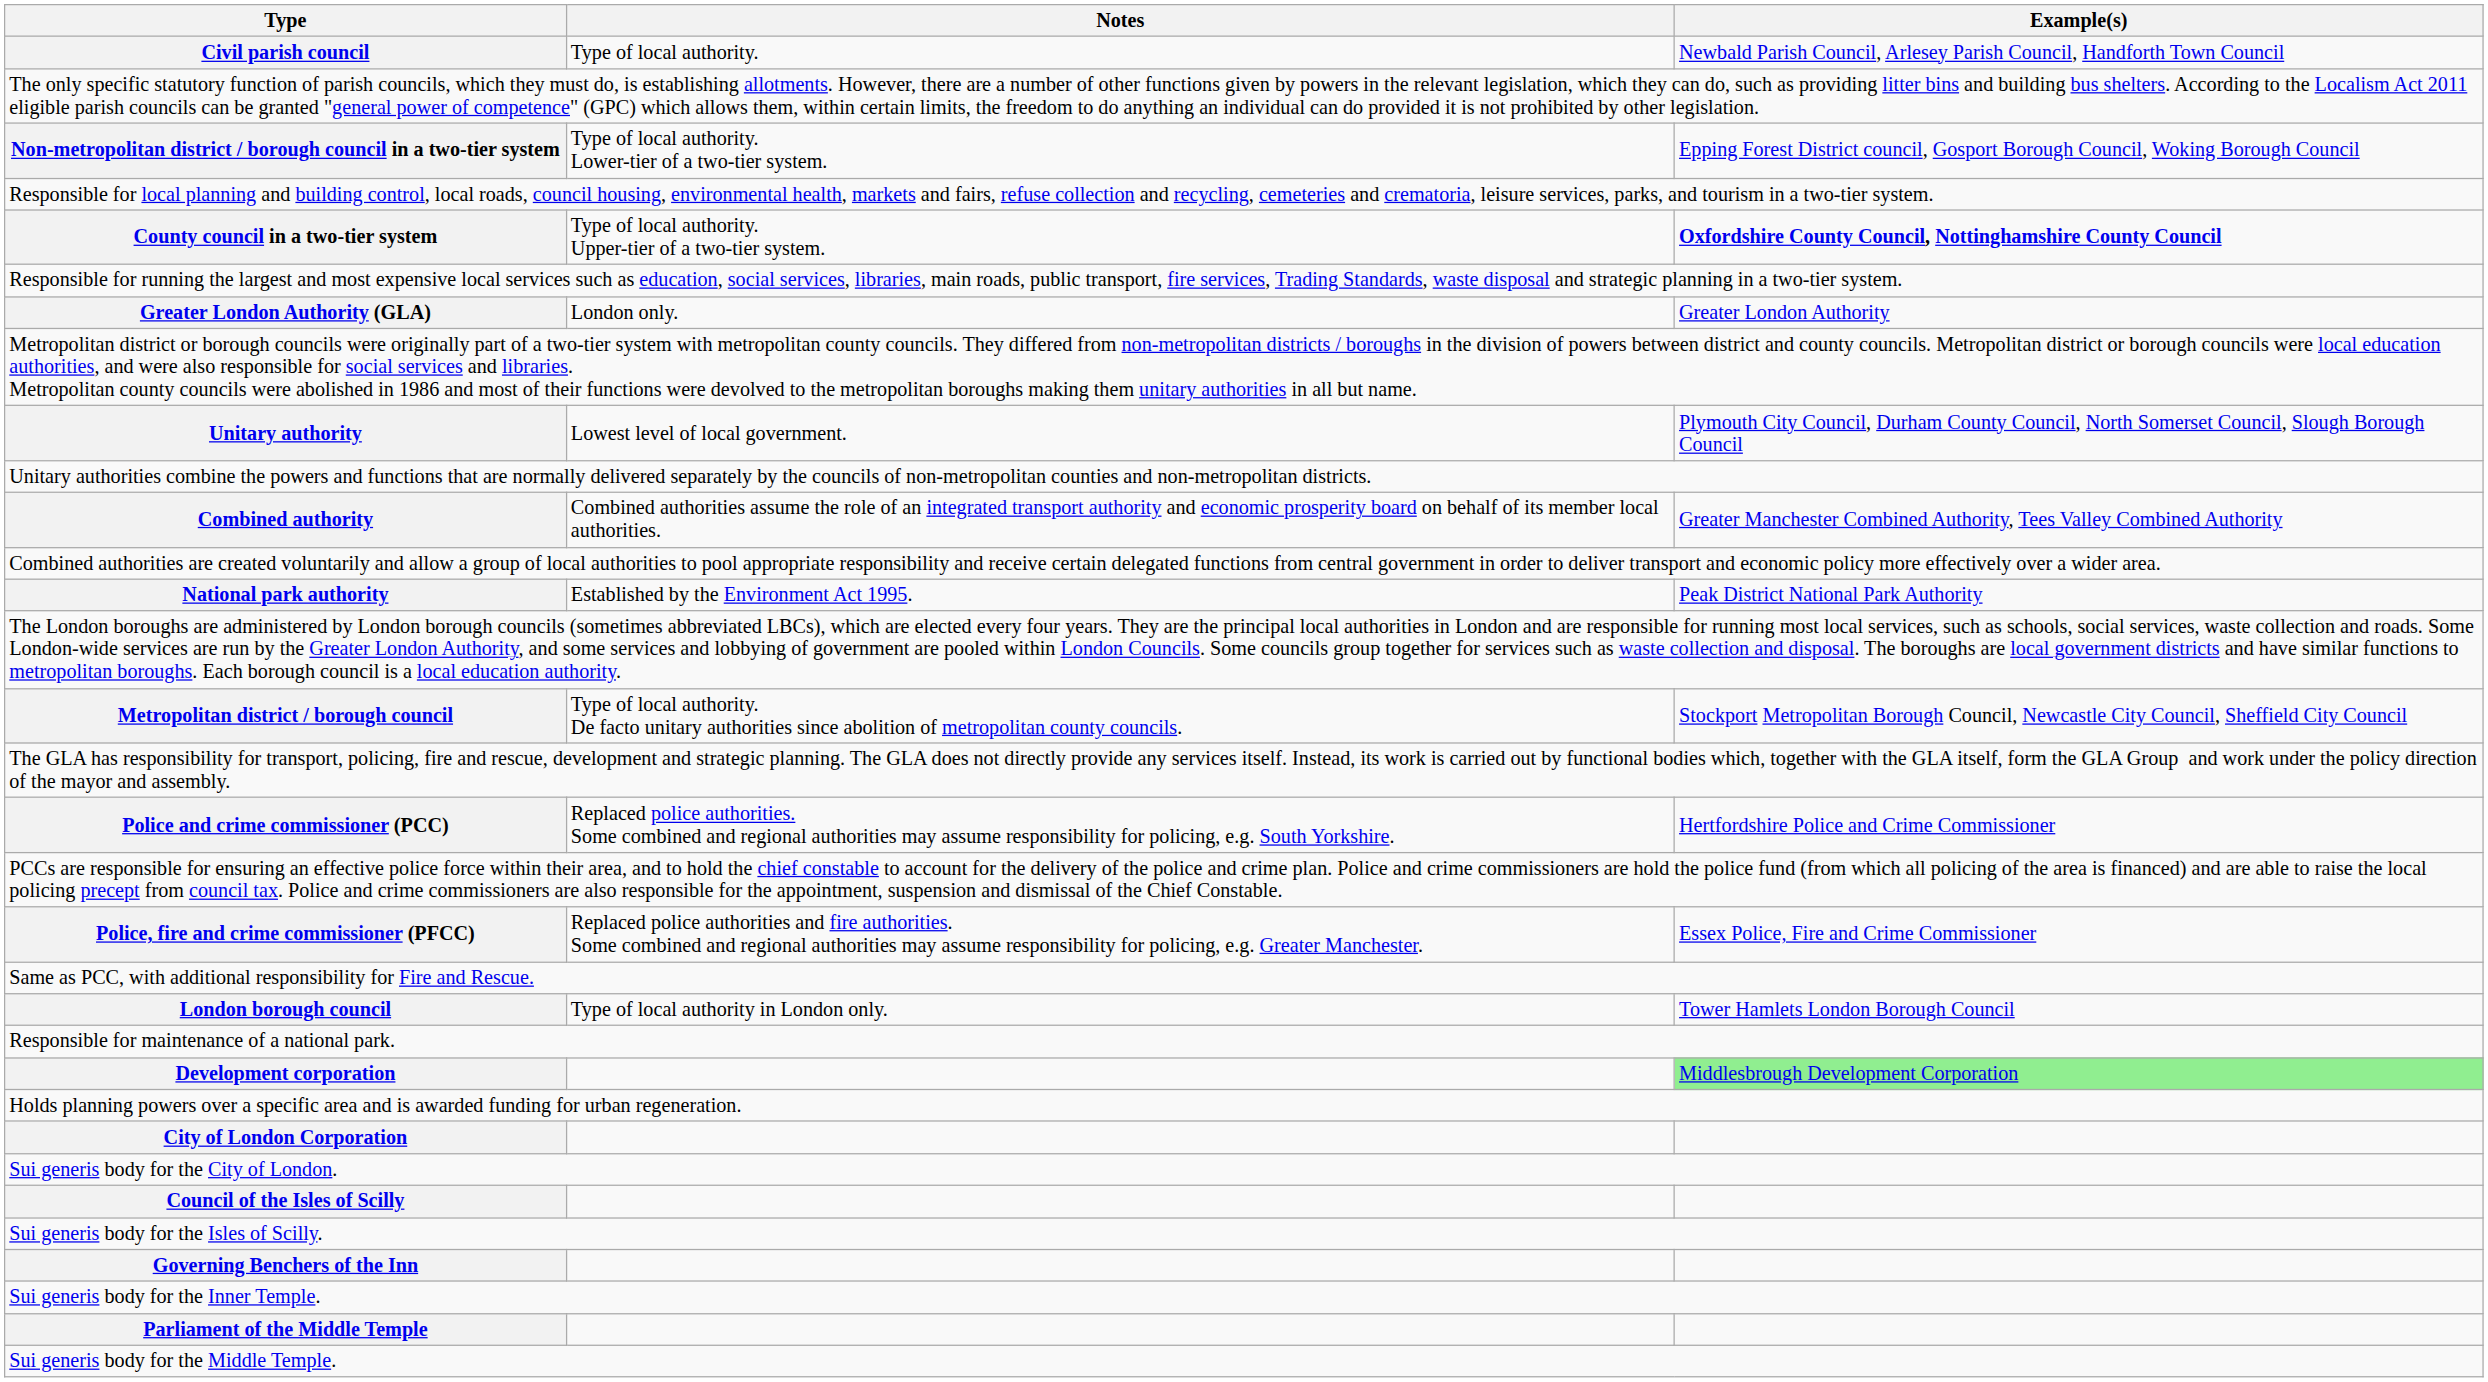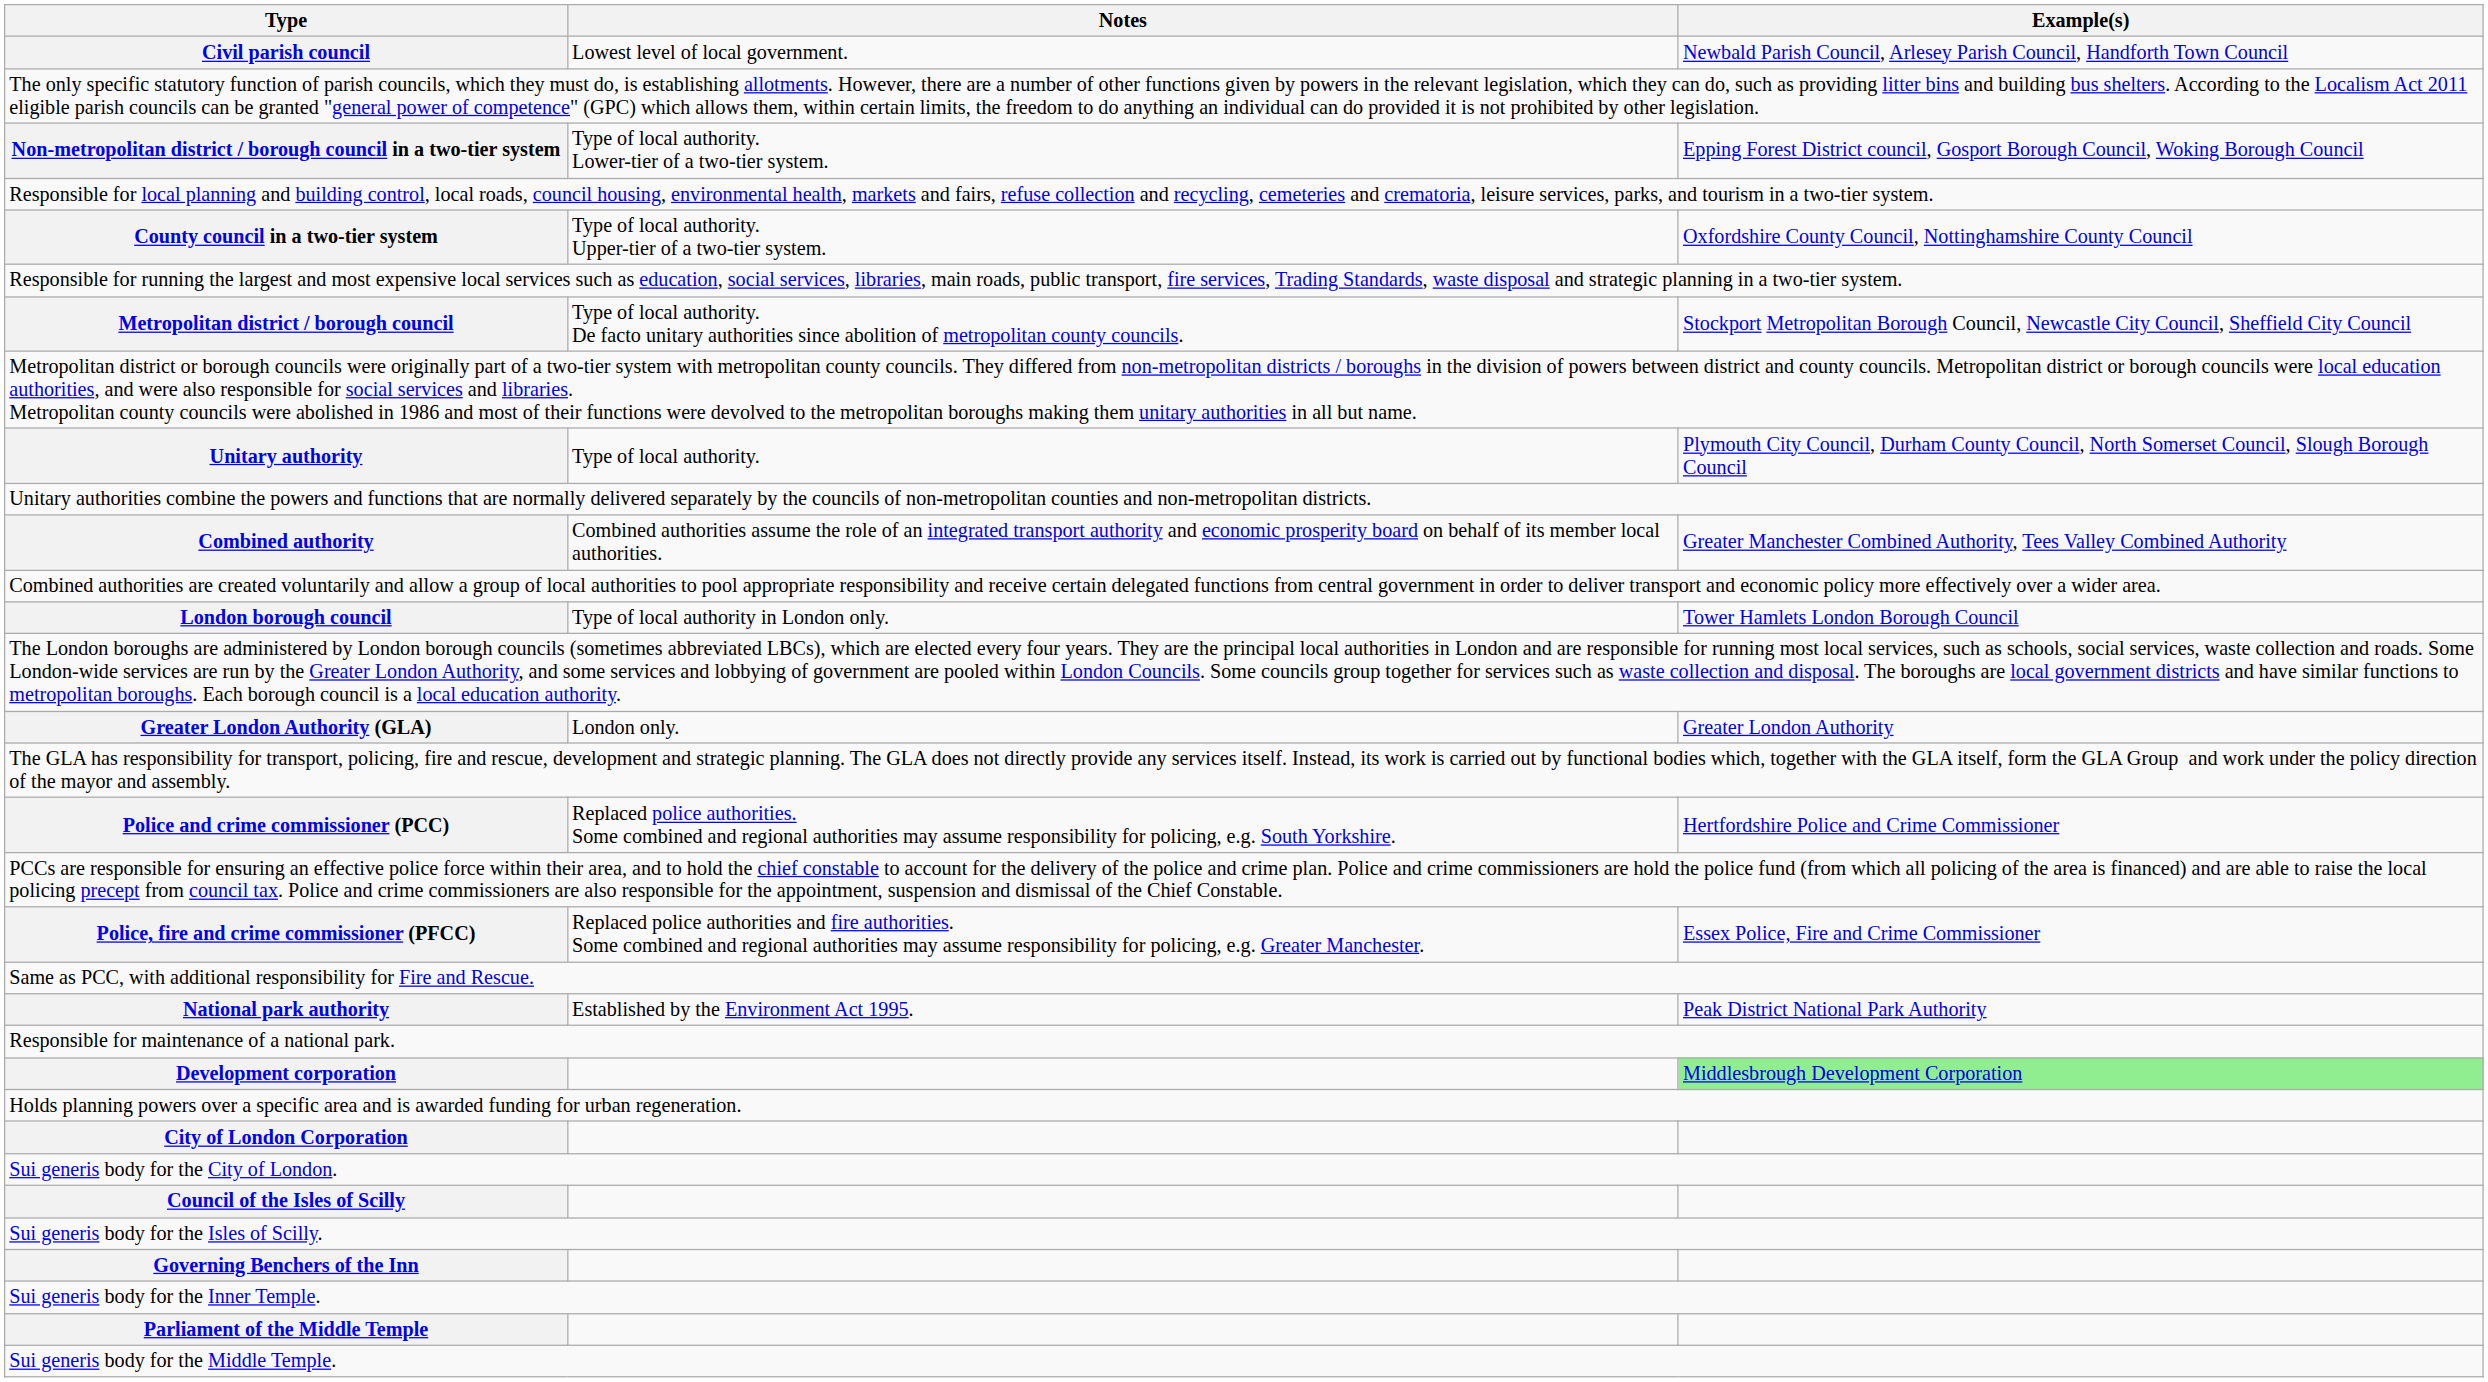(665, 52) Type of local authority. -> (710, 52) Lowest level of local government.
(1950, 237) bold -> (1938, 237) normal
rows swapped: (285, 715) <-> (285, 312)
(709, 432) Lowest level of local government. -> (666, 455) Type of local authority.
rows swapped: (285, 1009) <-> (285, 594)
